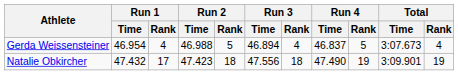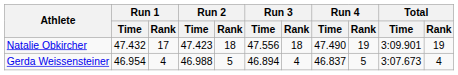rows swapped: (47, 62) <-> (58, 46)
